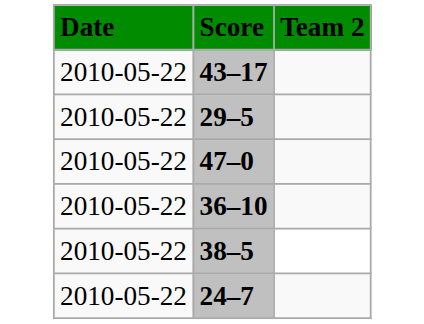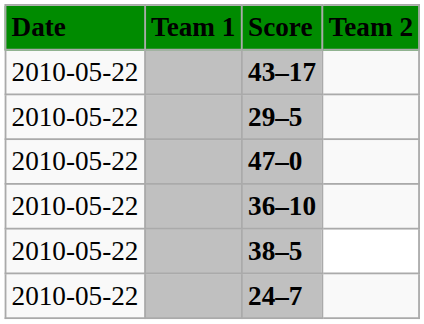+ column: (193, 26)
